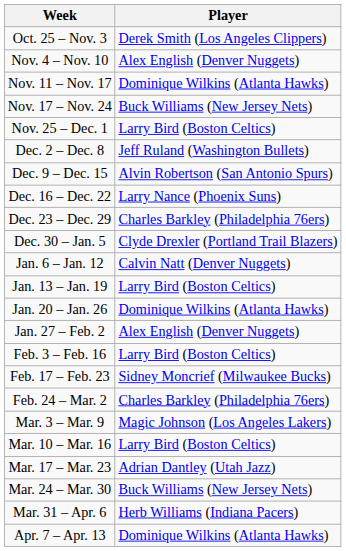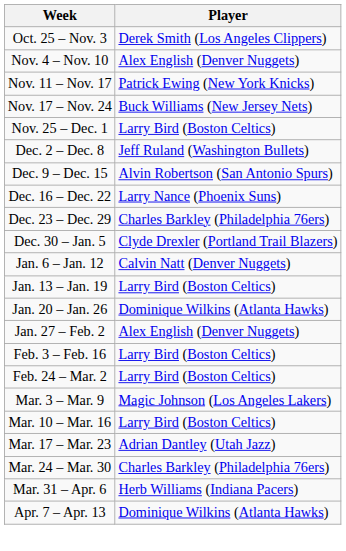(223, 83) Dominique Wilkins (Atlanta Hawks) -> (216, 83) Patrick Ewing (New York Knicks)
- row: (60, 377)
(224, 399) Charles Barkley (Philadelphia 76ers) -> (197, 377) Larry Bird (Boston Celtics)
(215, 490) Buck Williams (New Jersey Nets) -> (224, 467) Charles Barkley (Philadelphia 76ers)
